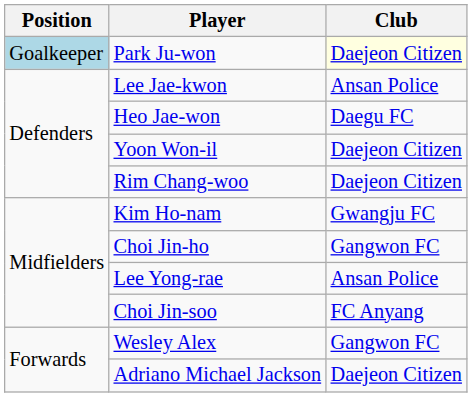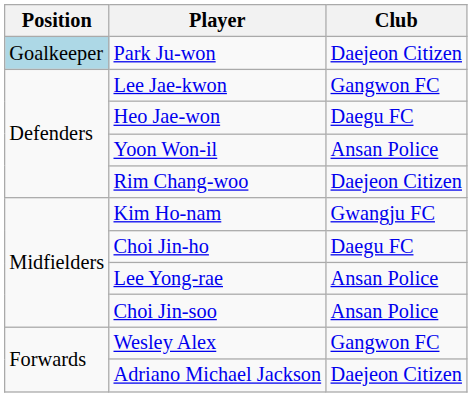(396, 52) lightyellow background -> (396, 52) no background
(384, 85) Ansan Police -> (385, 85) Gangwon FC
(396, 149) Daejeon Citizen -> (384, 149) Ansan Police
(385, 246) Gangwon FC -> (372, 246) Daegu FC
(377, 310) FC Anyang -> (384, 310) Ansan Police
